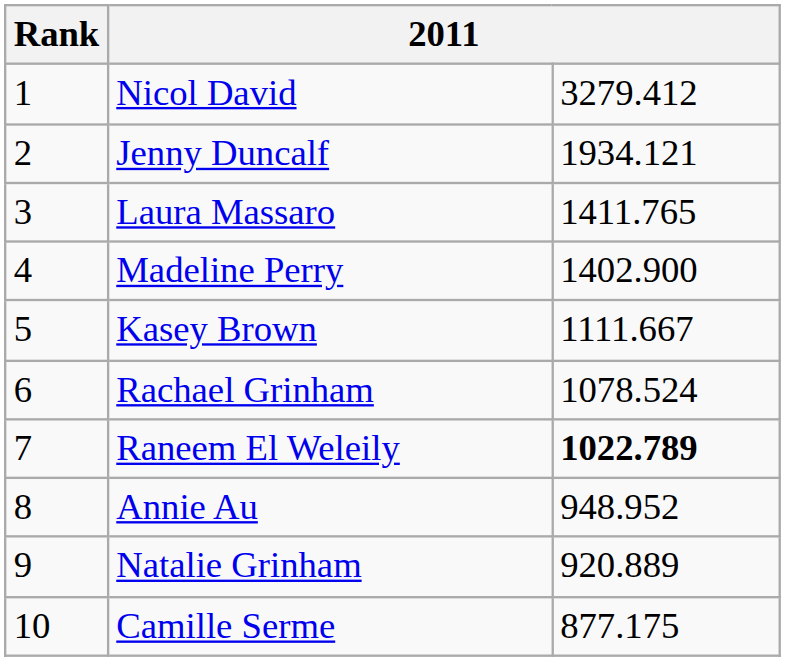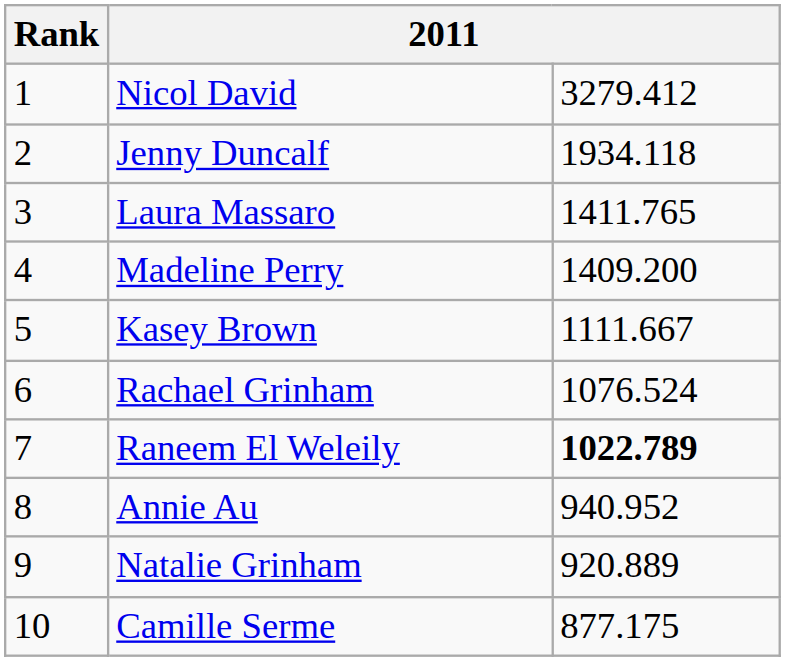(629, 151) 1934.121 -> (628, 151) 1934.118
(629, 270) 1402.900 -> (629, 270) 1409.200
(629, 388) 1078.524 -> (629, 388) 1076.524
(620, 506) 948.952 -> (620, 506) 940.952
